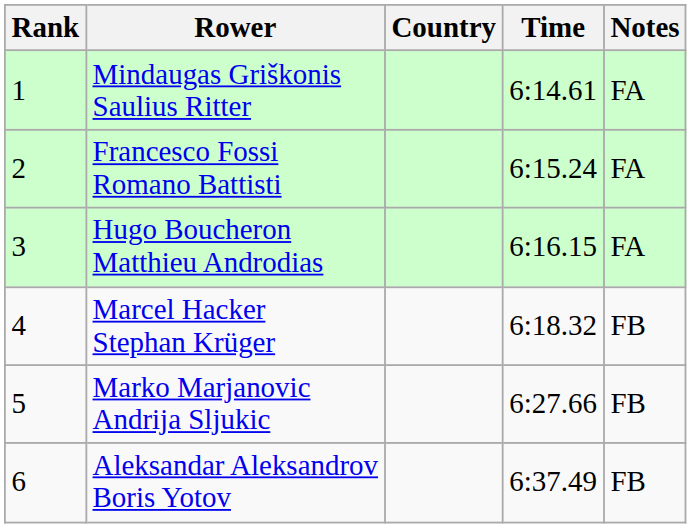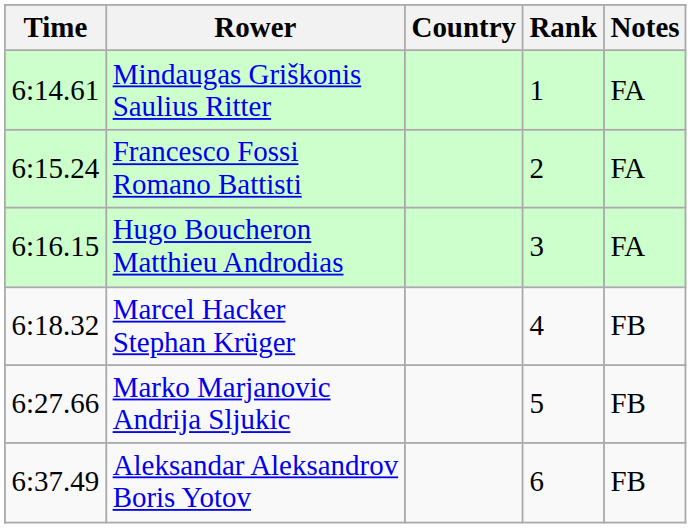columns swapped: (45, 27) <-> (553, 27)
